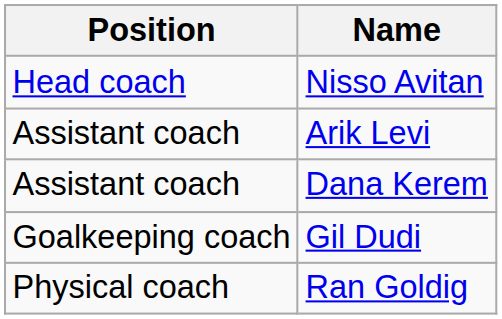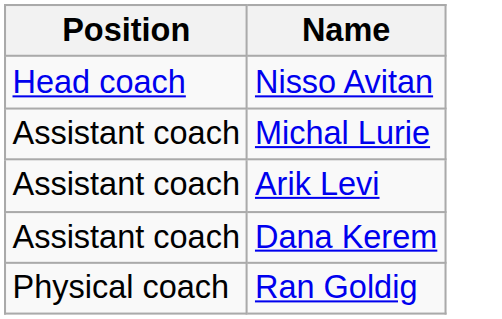+ row: (343, 133)
- row: (363, 236)
